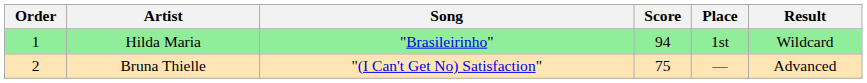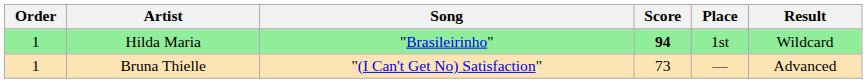(663, 41) normal -> (663, 41) bold
(36, 66) 2 -> (36, 66) 1
(663, 66) 75 -> (663, 66) 73
